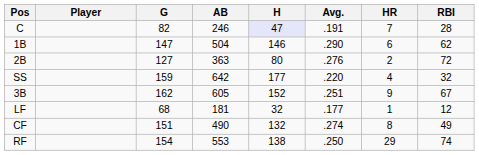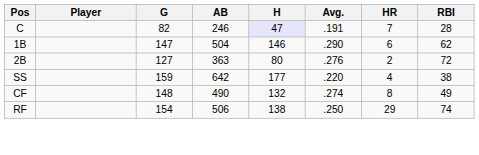(446, 77) 32 -> (446, 77) 38
- row: (20, 93)
- row: (20, 110)
(164, 126) 151 -> (164, 93) 148
(221, 142) 553 -> (221, 110) 506
